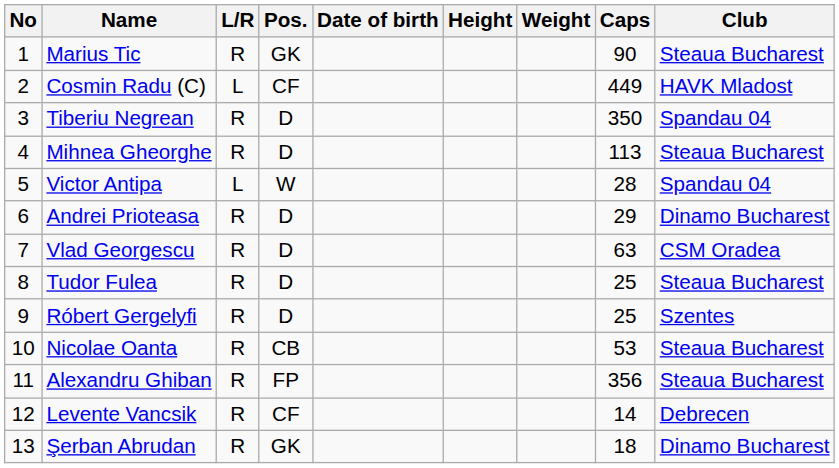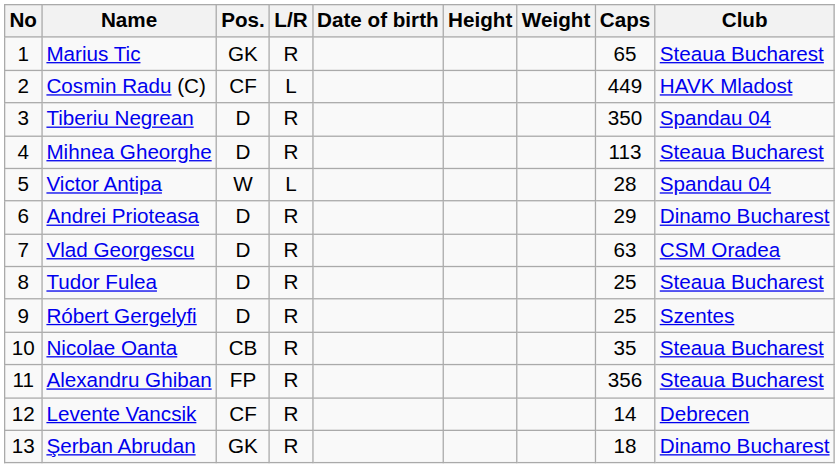columns swapped: (286, 20) <-> (238, 20)
(625, 53) 90 -> (625, 53) 65
(625, 348) 53 -> (625, 348) 35
